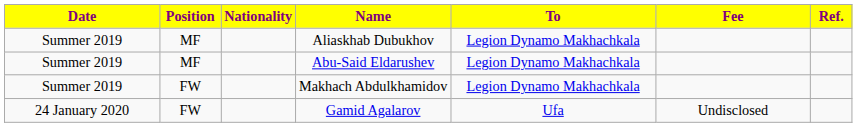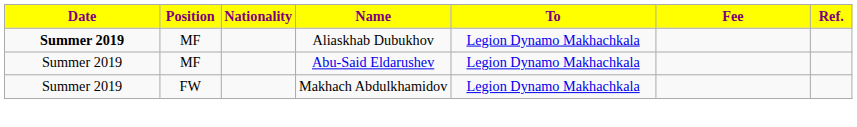(82, 40) normal -> (82, 40) bold
- row: (373, 110)
